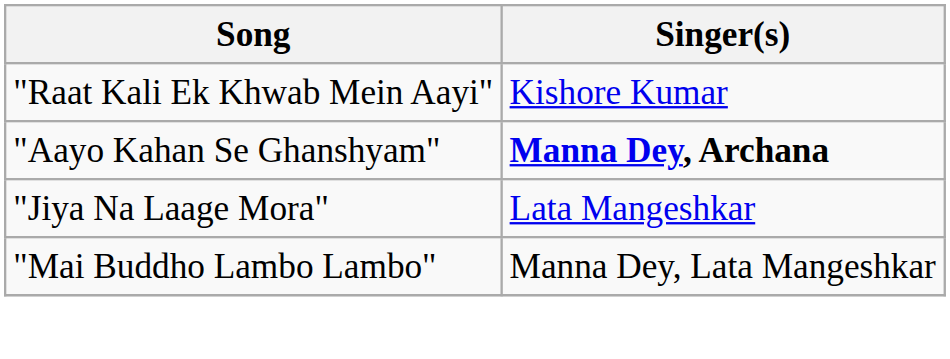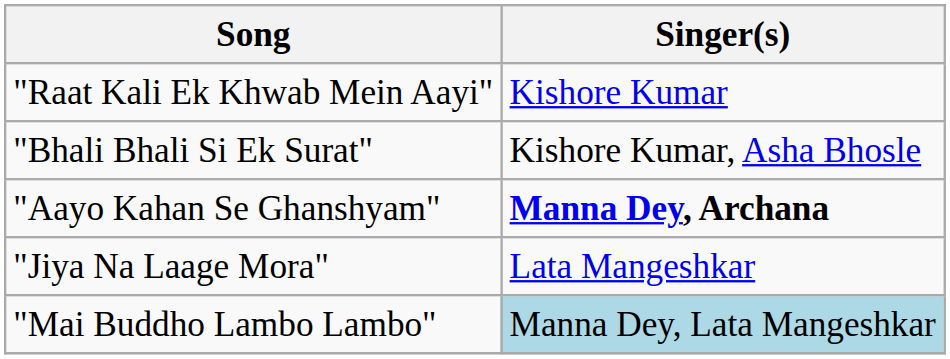+ row: (193, 150)
(723, 266) no background -> (723, 324) lightblue background
